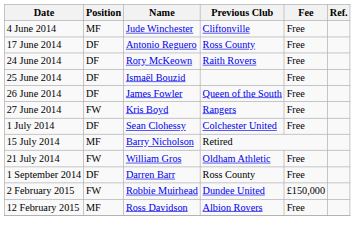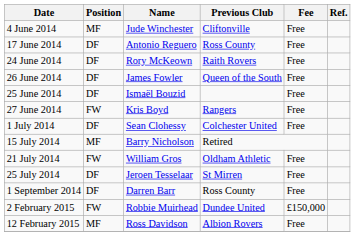rows swapped: (34, 77) <-> (34, 93)
+ row: (33, 175)
